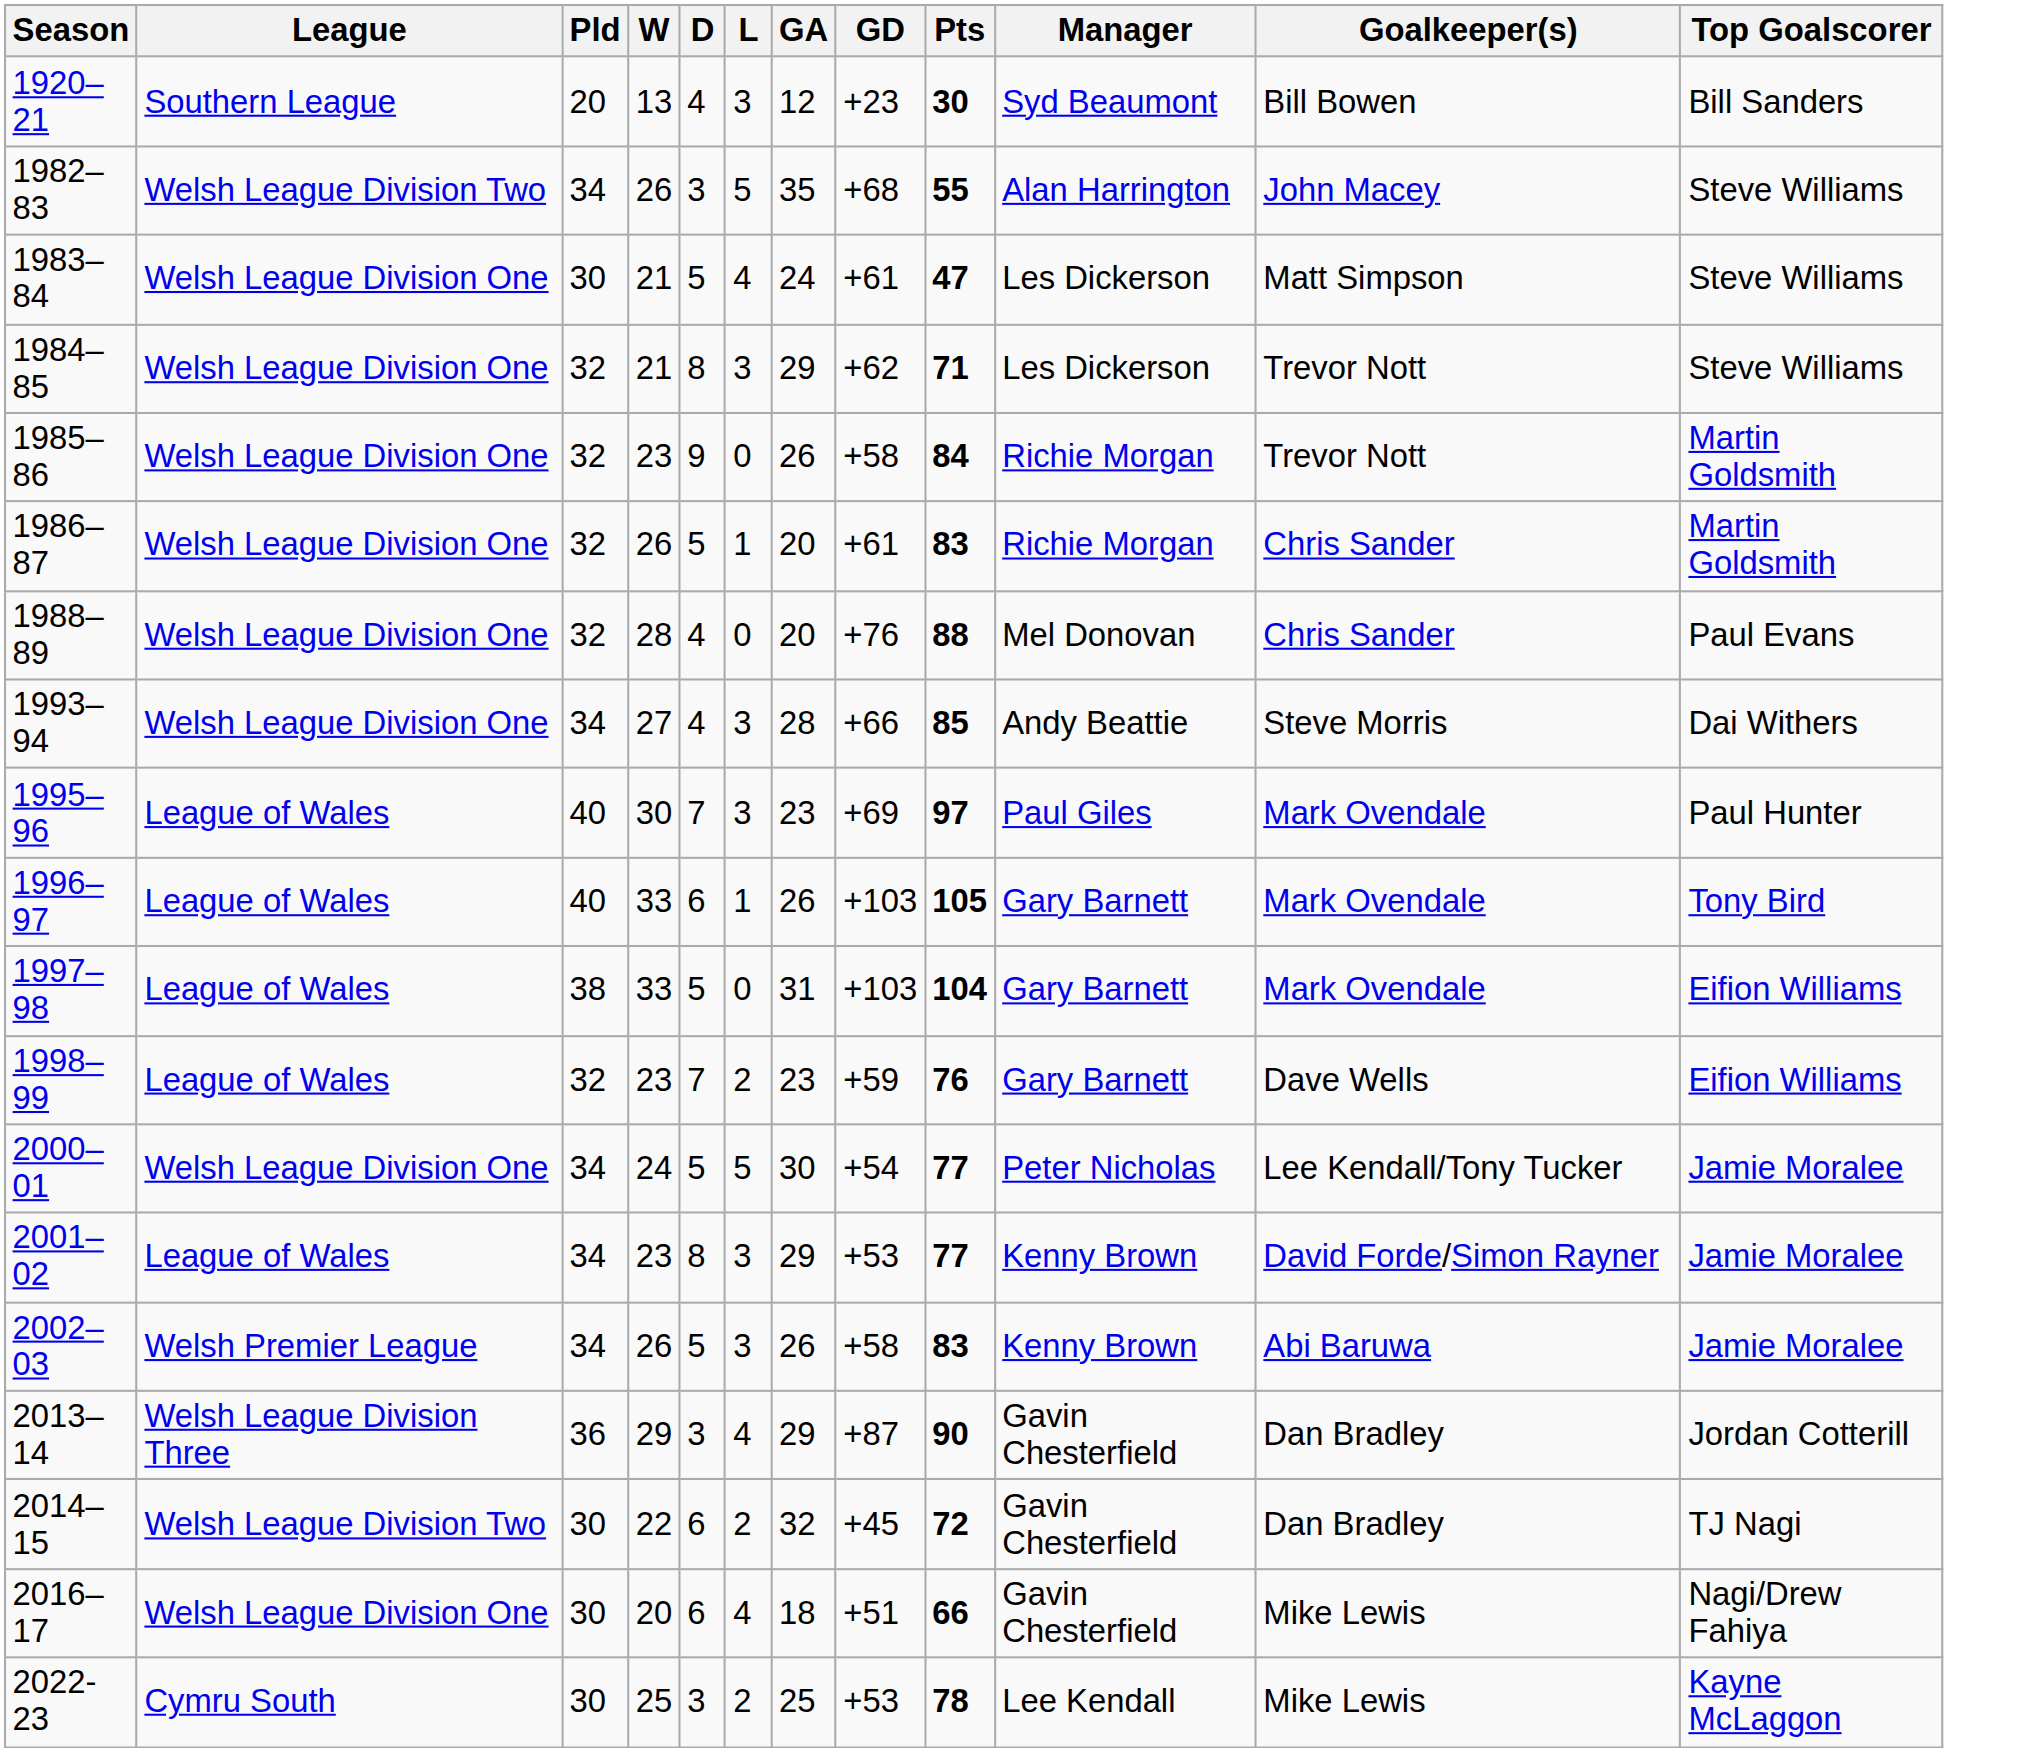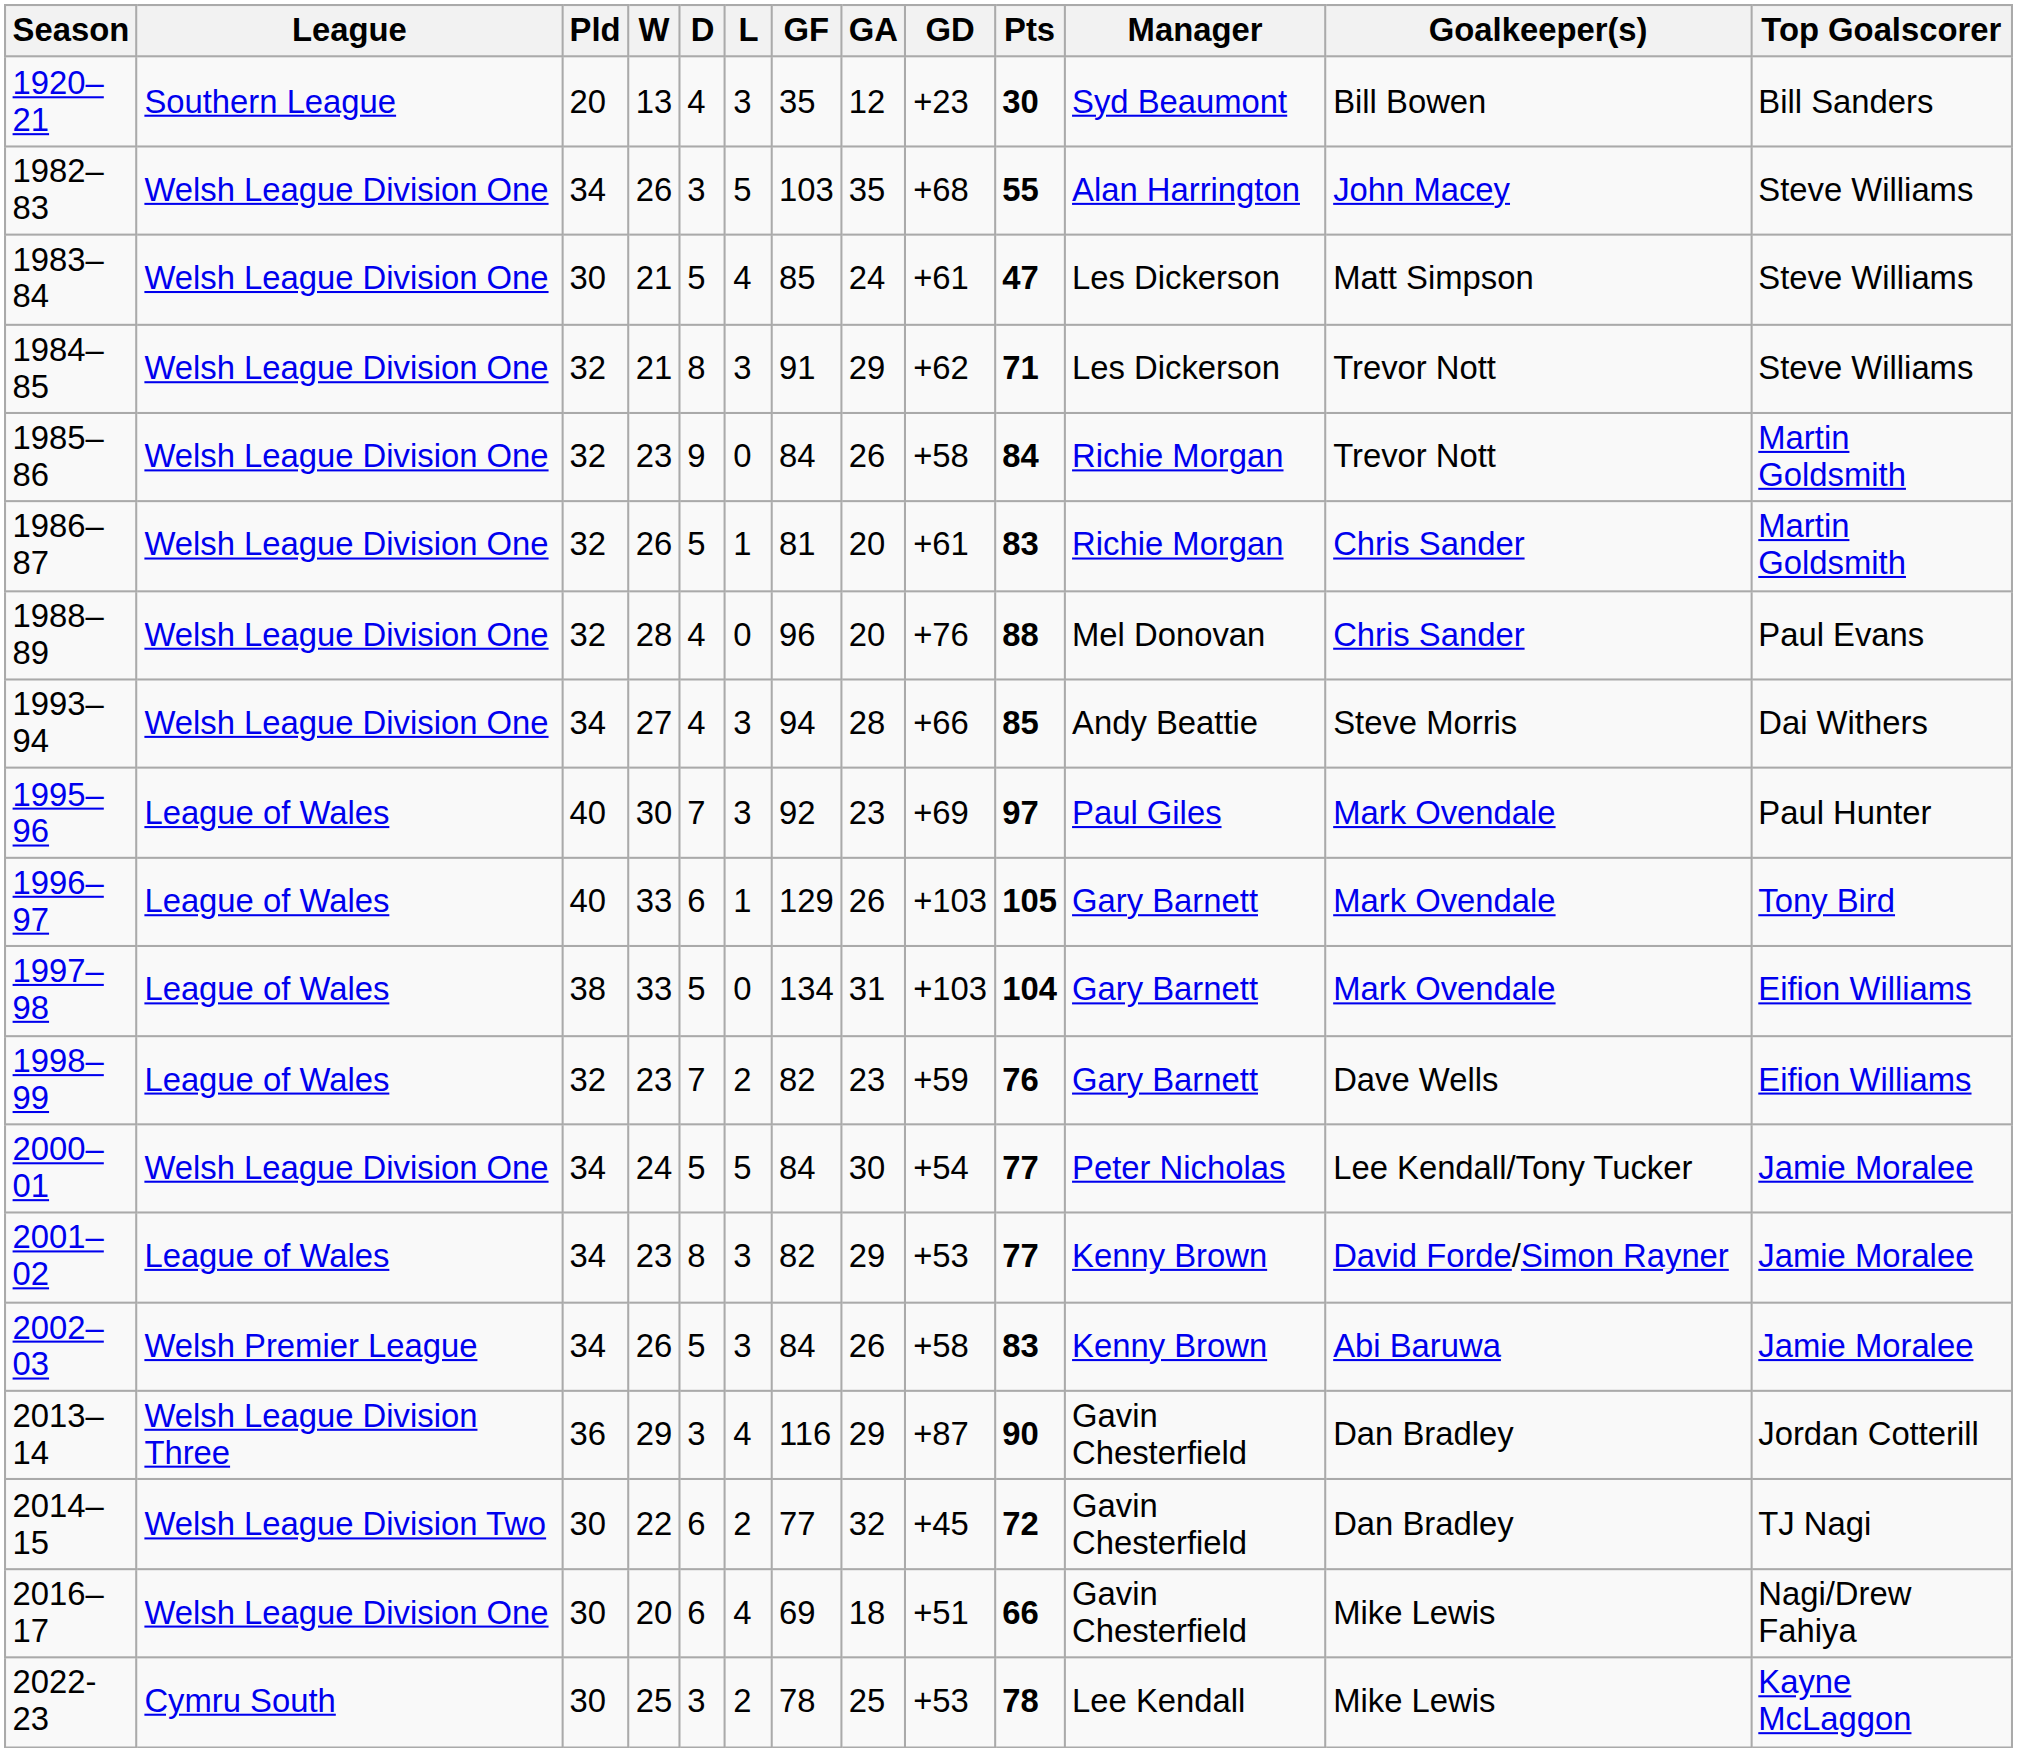+ column: (806, 30)
(345, 189) Welsh League Division Two -> (346, 189) Welsh League Division One
